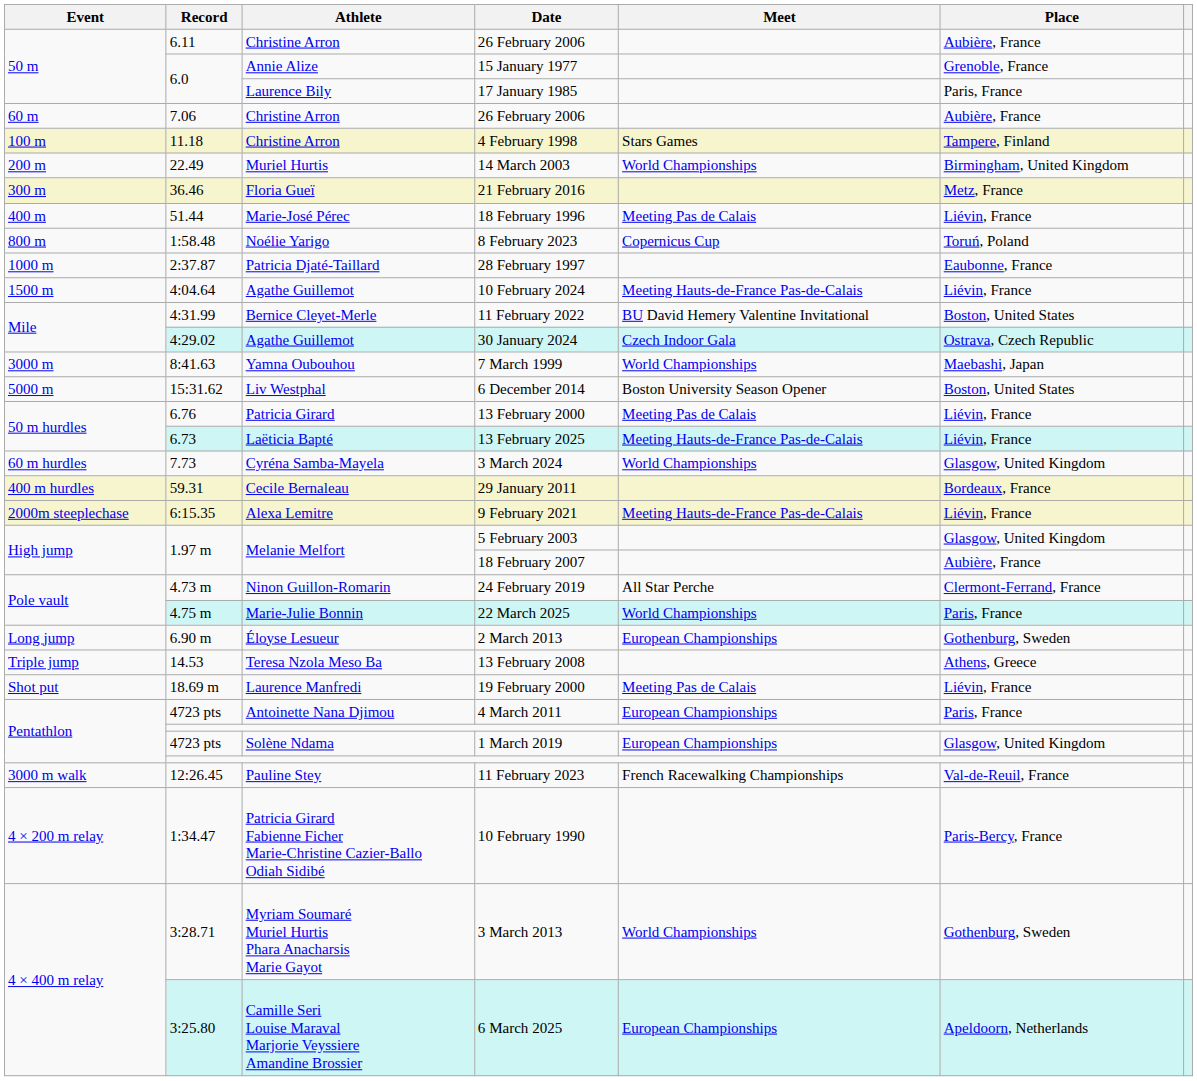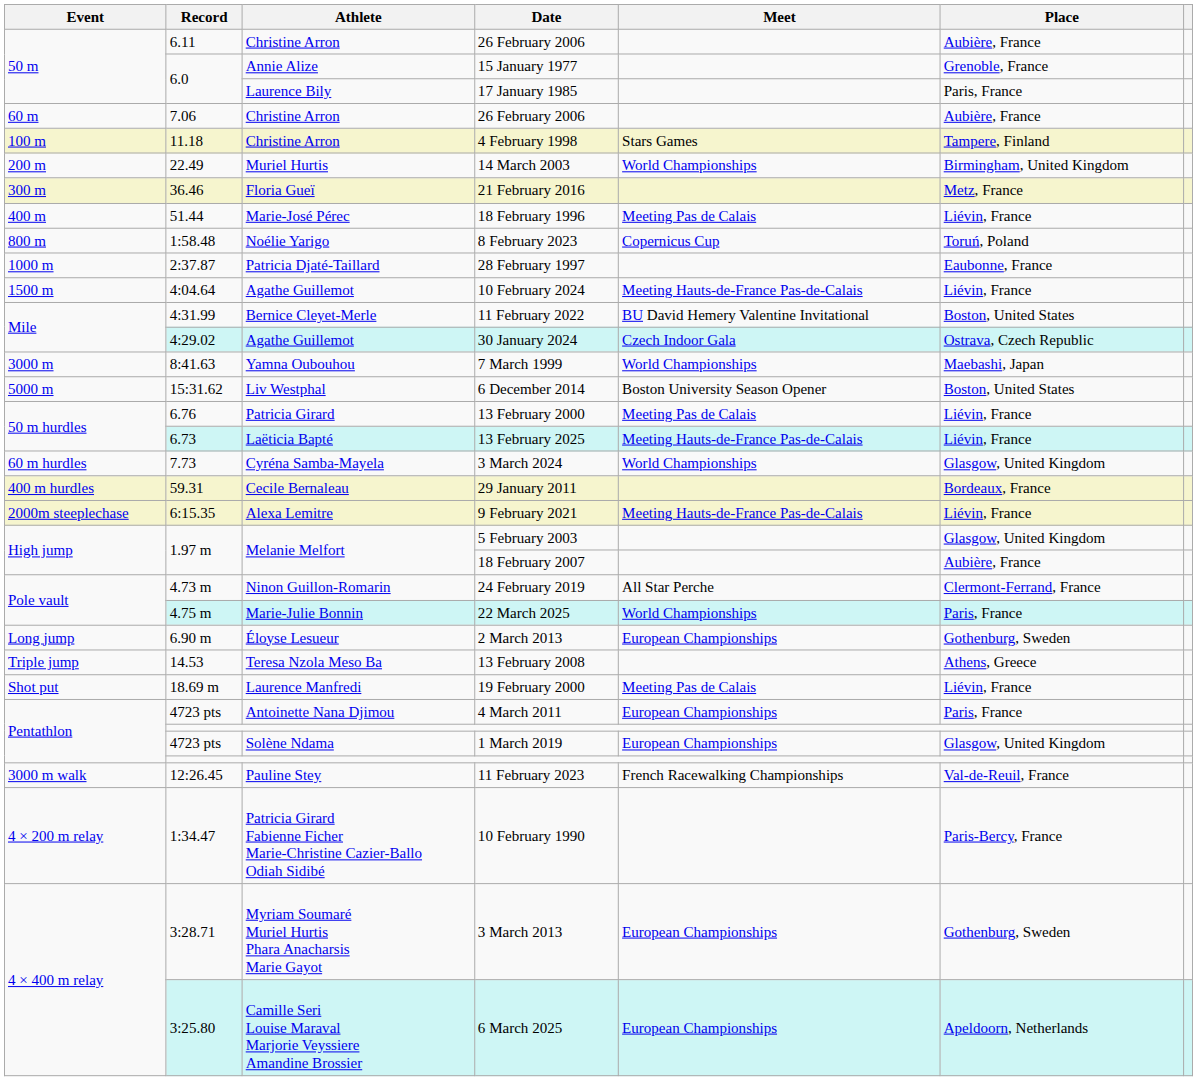(689, 931) World Championships -> (700, 931) European Championships
